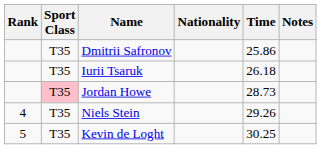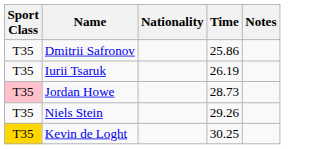- column: (23, 22)
(261, 71) 26.18 -> (224, 71) 26.19
(60, 133) no background -> (23, 133) gold background
